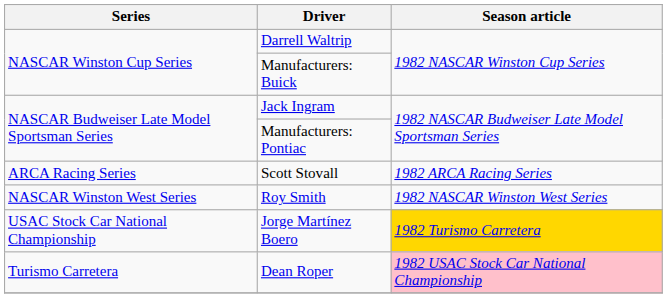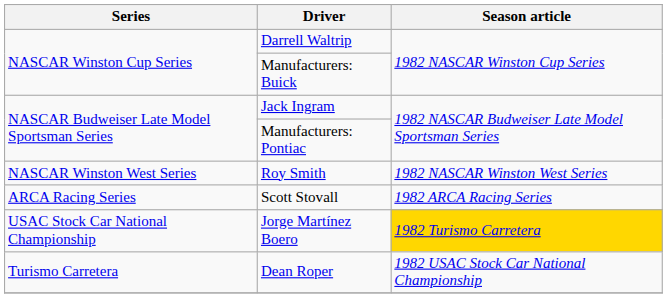rows swapped: (293, 197) <-> (300, 172)
(490, 272) pink background -> (490, 272) no background
